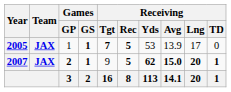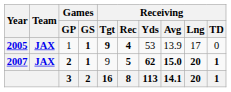(107, 45) 7 -> (107, 45) 9
(128, 45) 5 -> (128, 45) 4
